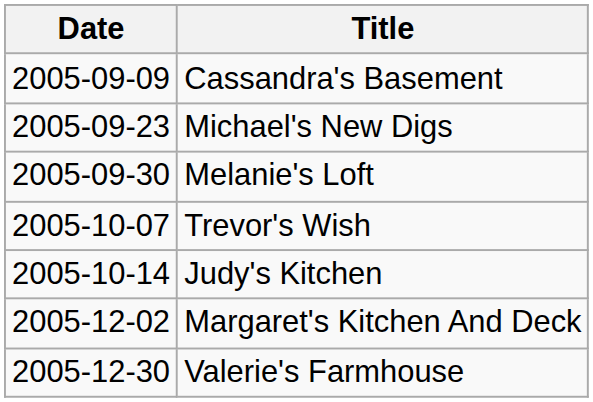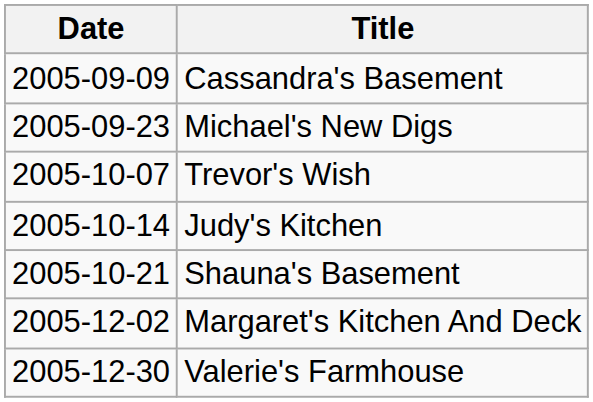- row: (279, 175)
+ row: (322, 273)
